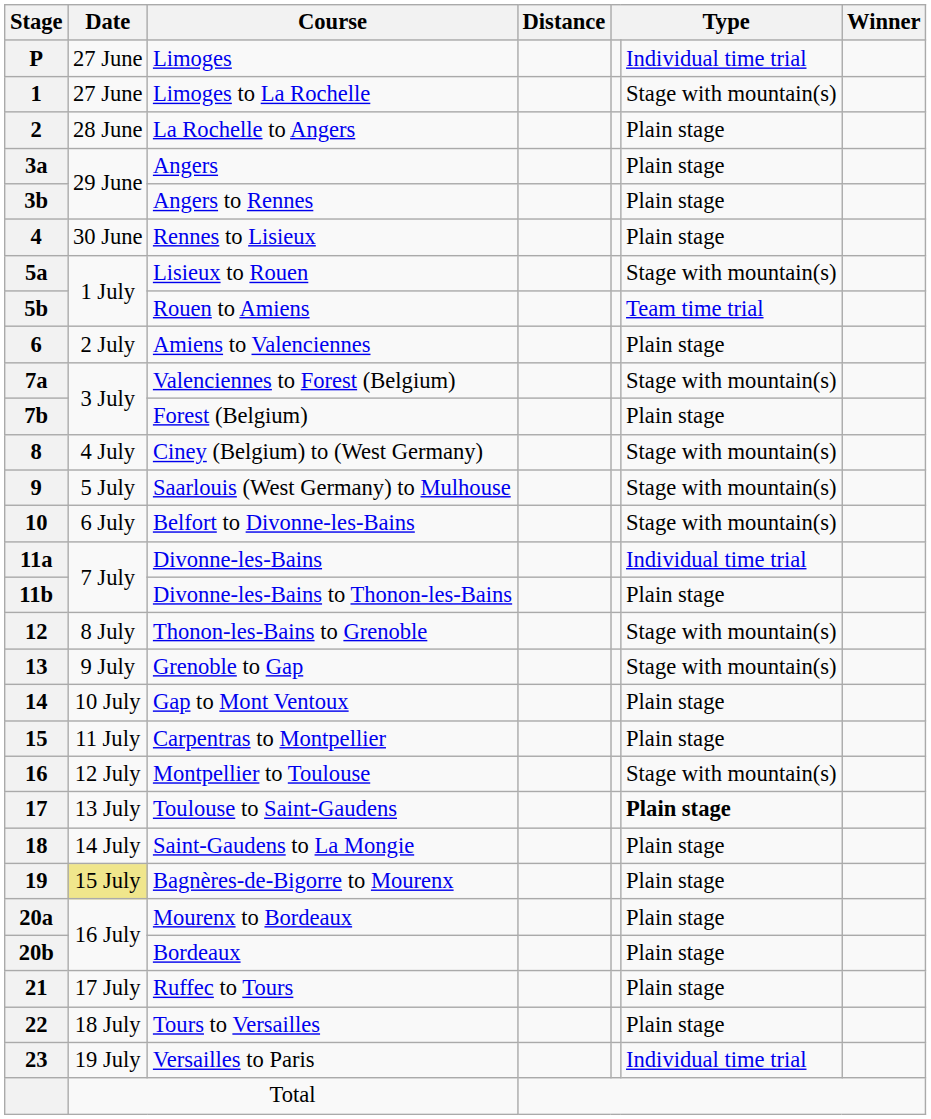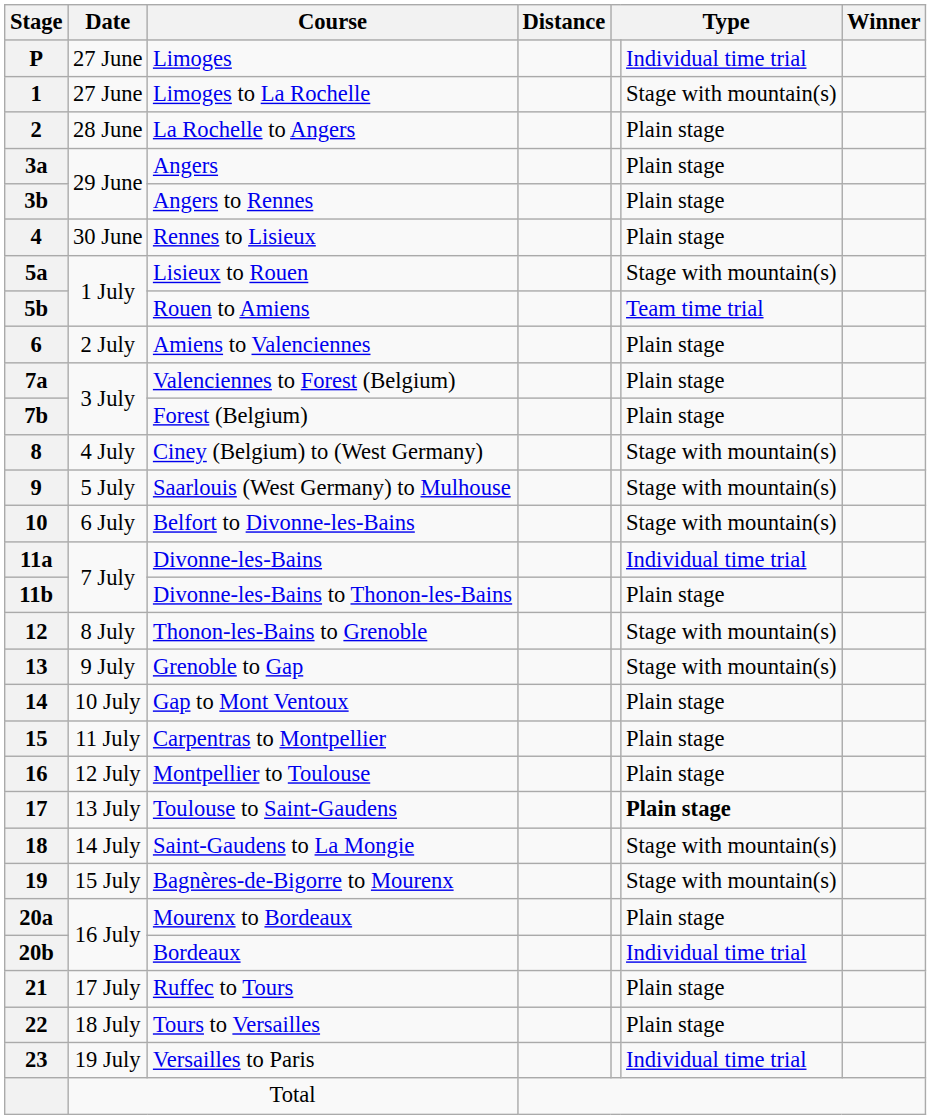(731, 380) Stage with mountain(s) -> (675, 380) Plain stage
(731, 773) Stage with mountain(s) -> (675, 773) Plain stage
(675, 845) Plain stage -> (731, 845) Stage with mountain(s)
(108, 881) khaki background -> (108, 881) no background
(675, 881) Plain stage -> (731, 881) Stage with mountain(s)
(675, 952) Plain stage -> (716, 952) Individual time trial
